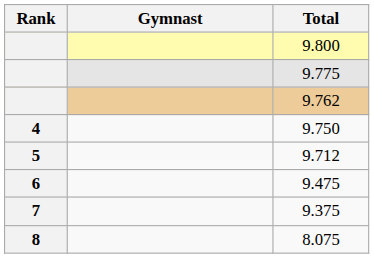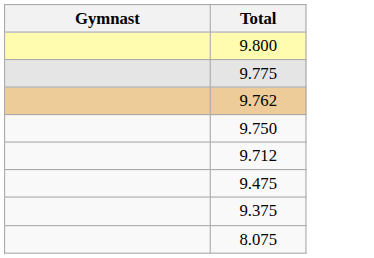- column: (36, 18)
